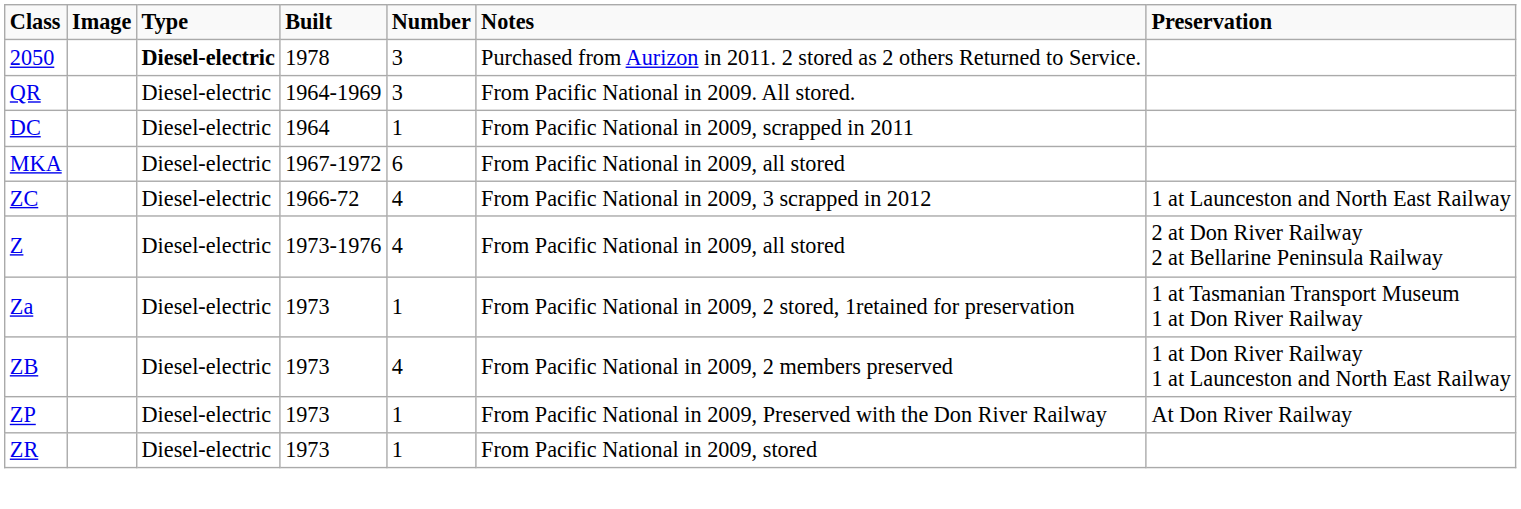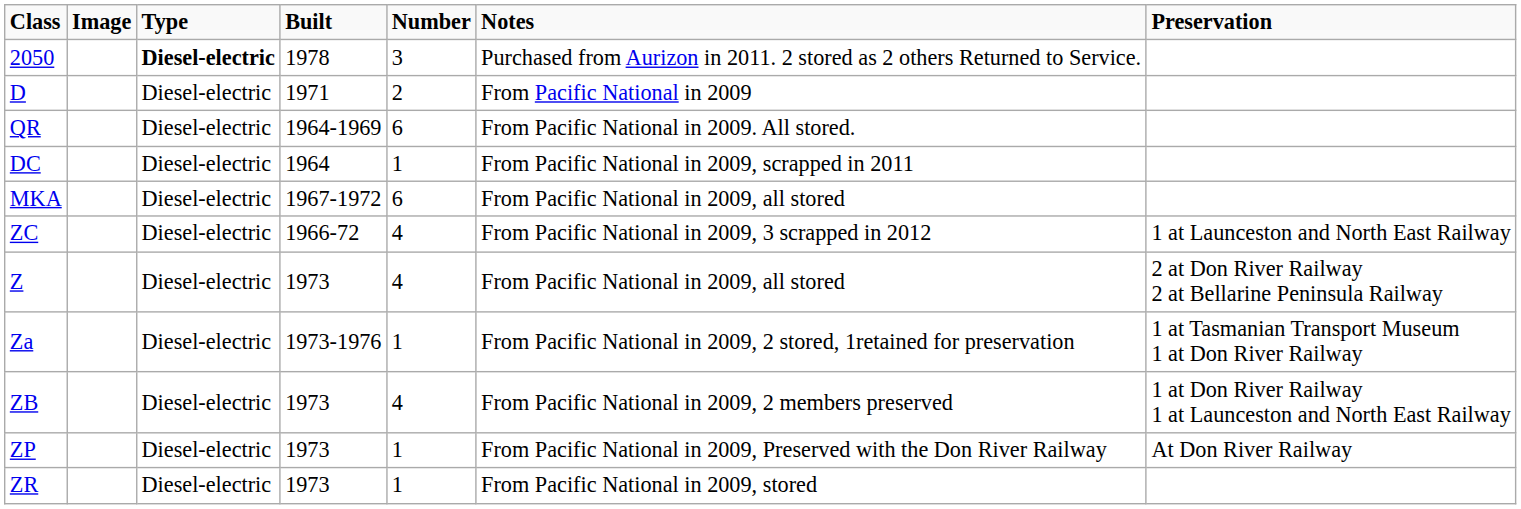+ row: (18, 92)
(397, 92) 3 -> (397, 127) 6
(333, 246) 1973-1976 -> (307, 281) 1973
(307, 306) 1973 -> (333, 341) 1973-1976
